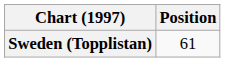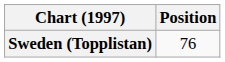(188, 43) 61 -> (188, 43) 76
